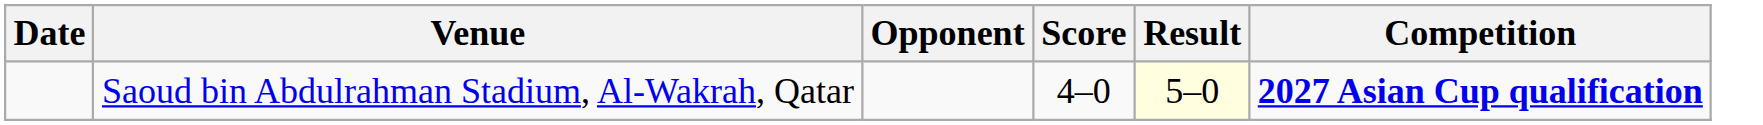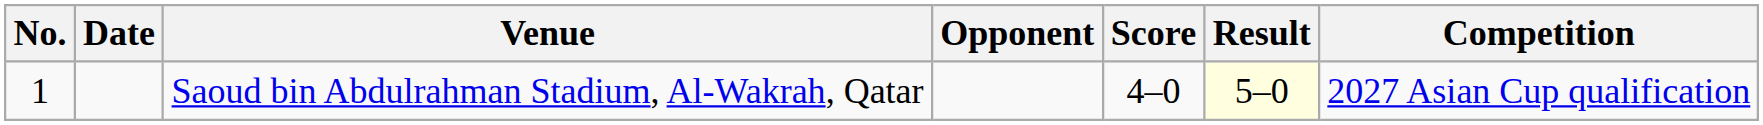+ column: (40, 33)
(1480, 90) bold -> (1539, 90) normal
